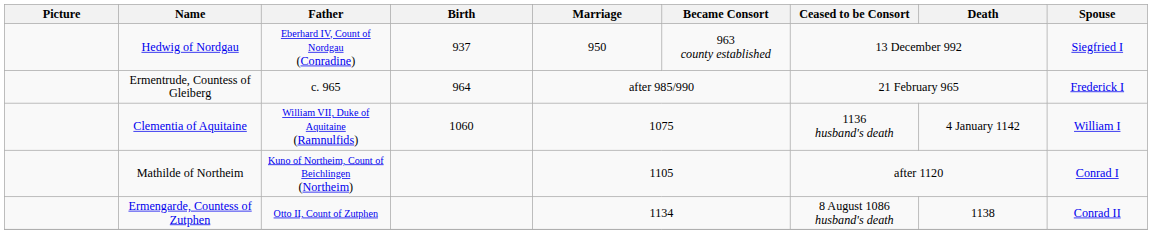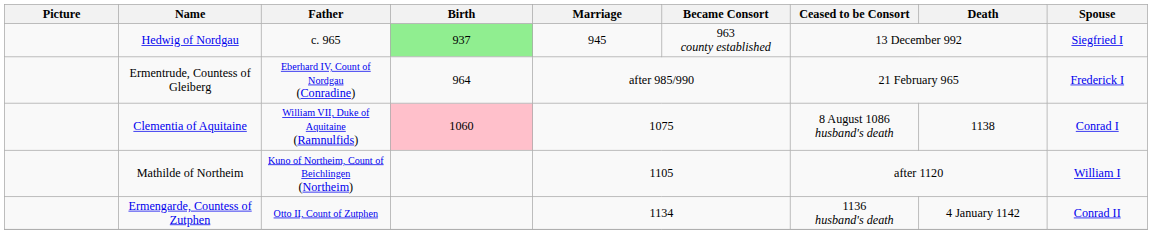(326, 47) Eberhard IV, Count of Nordgau (Conradine) -> (326, 40) c. 965
(462, 47) no background -> (462, 40) lightgreen background
(597, 47) 950 -> (597, 40) 945
(326, 86) c. 965 -> (326, 80) Eberhard IV, Count of Nordgau (Conradine)
(462, 126) no background -> (462, 126) pink background
(854, 126) 1136 husband's death -> (854, 126) 8 August 1086 husband's death
(983, 126) 4 January 1142 -> (983, 126) 1138
(1097, 126) William I -> (1097, 126) Conrad I
(1097, 173) Conrad I -> (1097, 173) William I
(854, 213) 8 August 1086 husband's death -> (854, 213) 1136 husband's death
(983, 213) 1138 -> (983, 213) 4 January 1142
